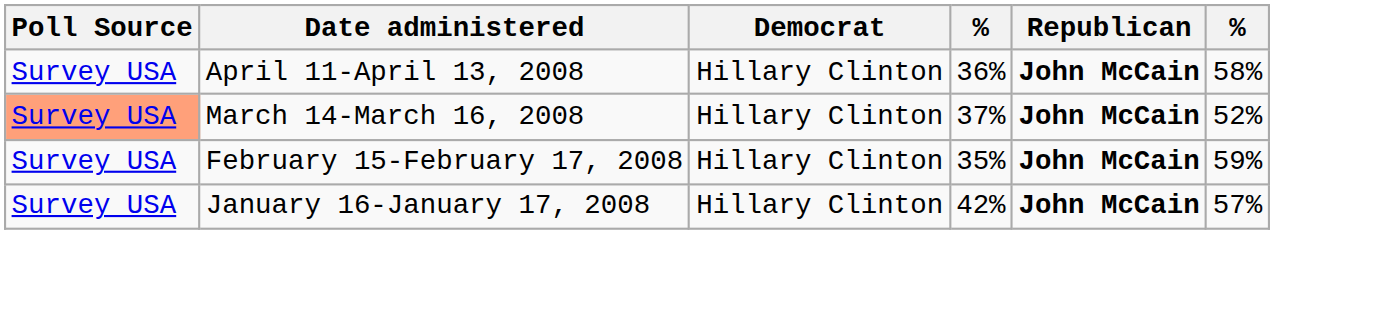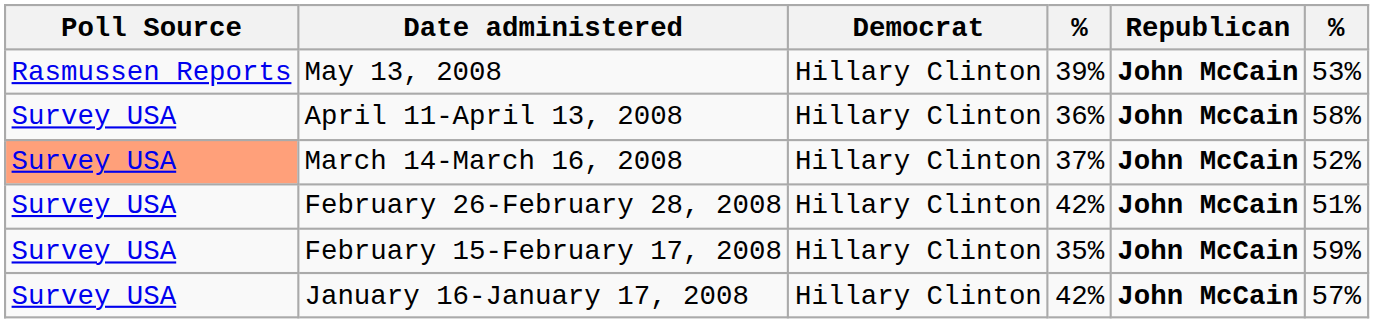+ row: (403, 72)
+ row: (543, 206)
